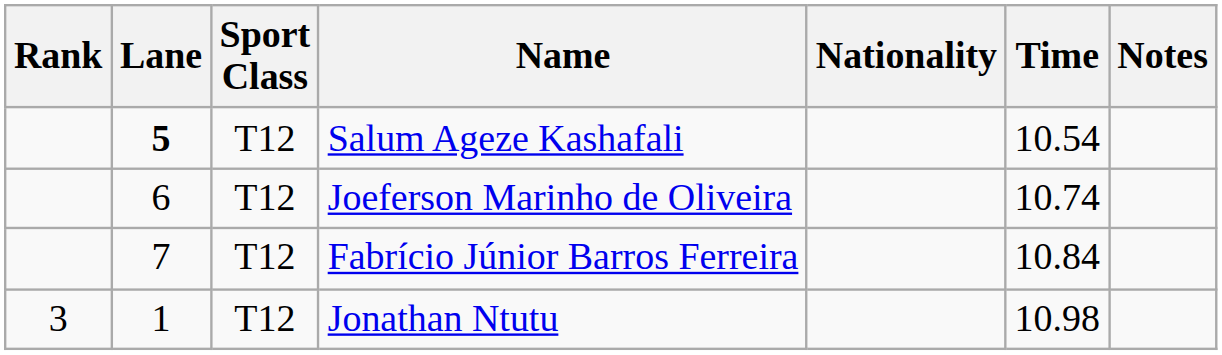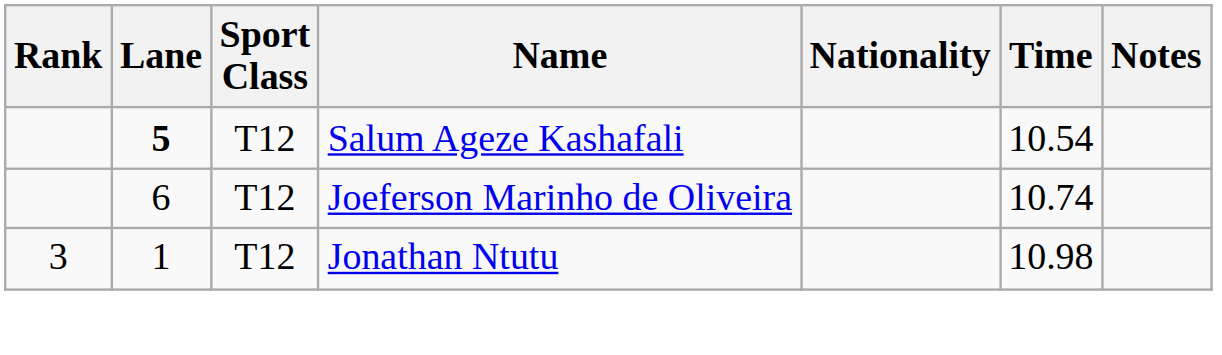- row: (563, 257)
